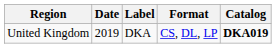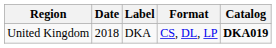(107, 33) 2019 -> (107, 33) 2018
